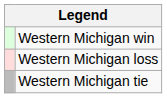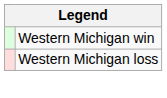- row: (83, 82)
